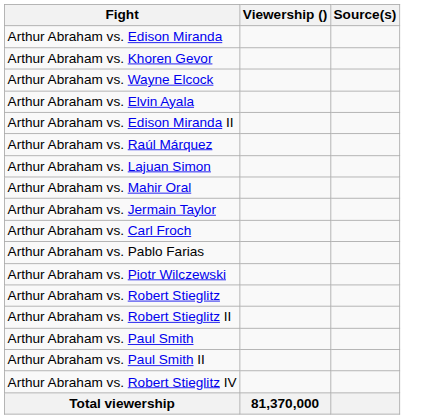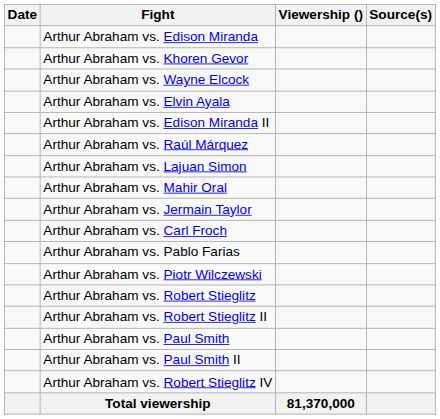+ column: (22, 15)
